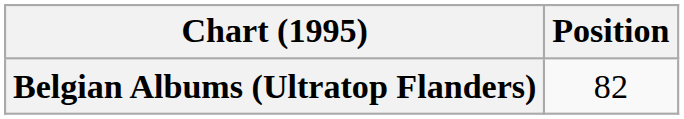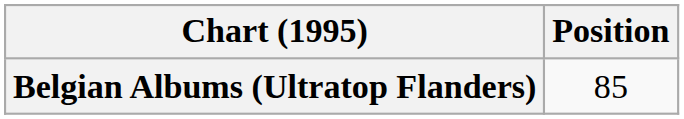(611, 85) 82 -> (611, 85) 85
